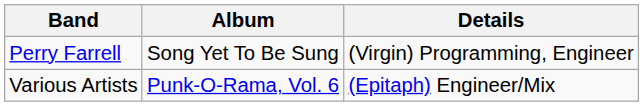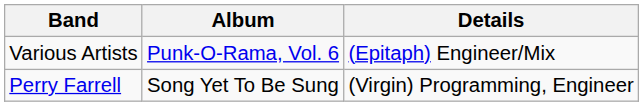rows swapped: (65, 52) <-> (74, 85)
